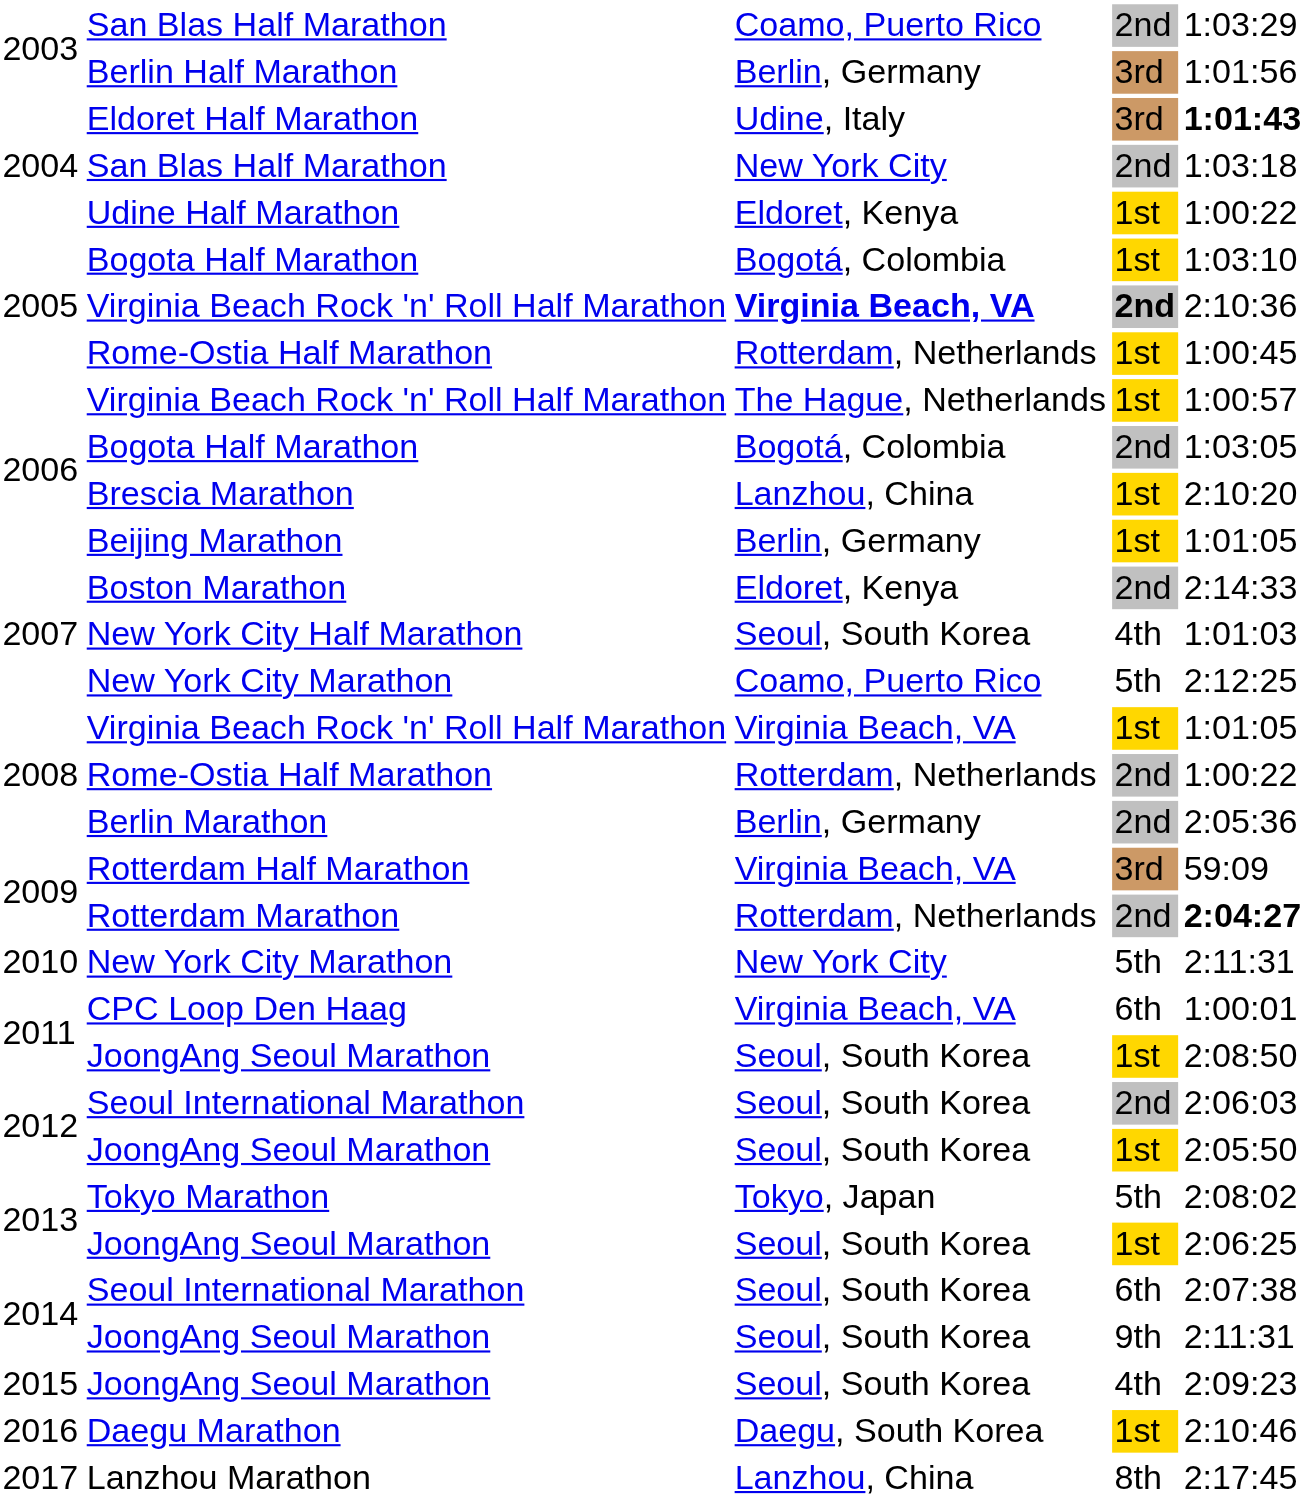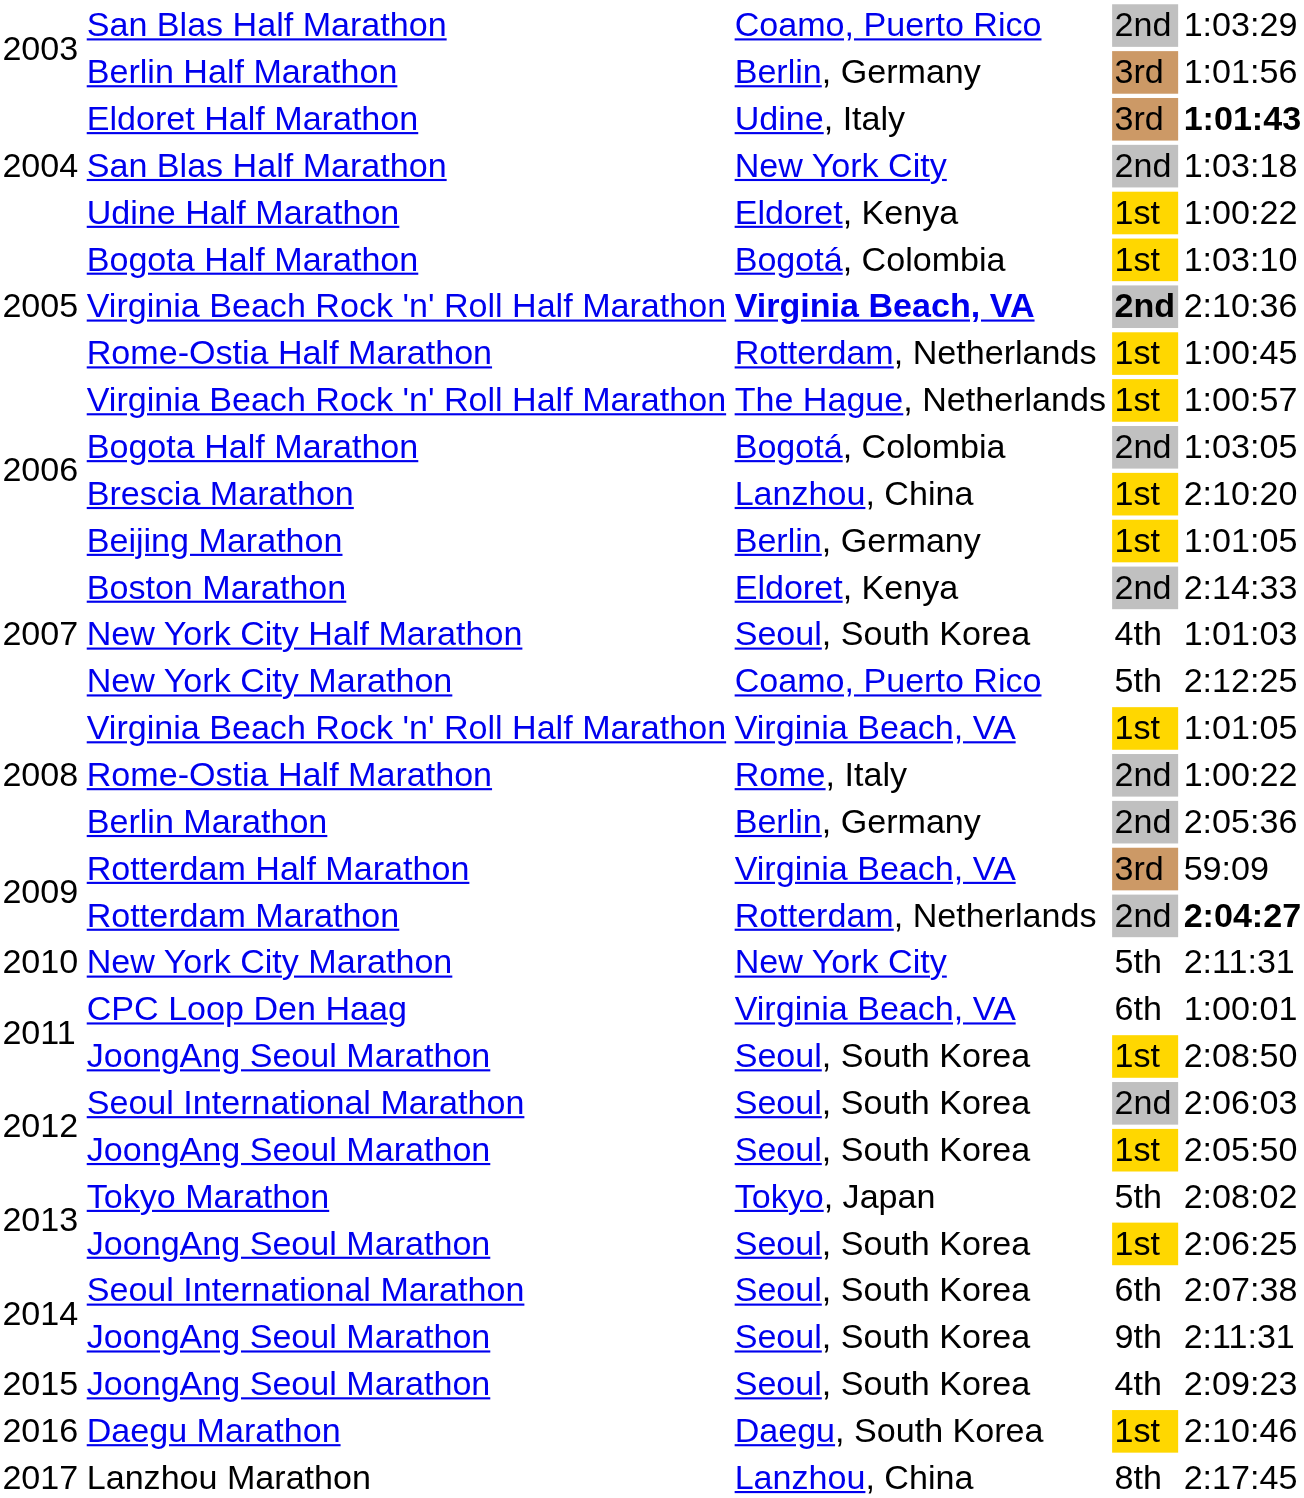(916, 774) Rotterdam, Netherlands -> (821, 774) Rome, Italy
